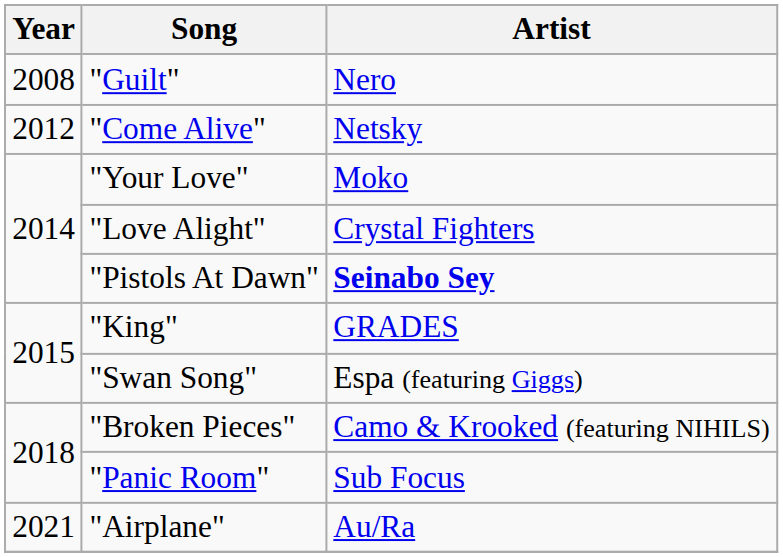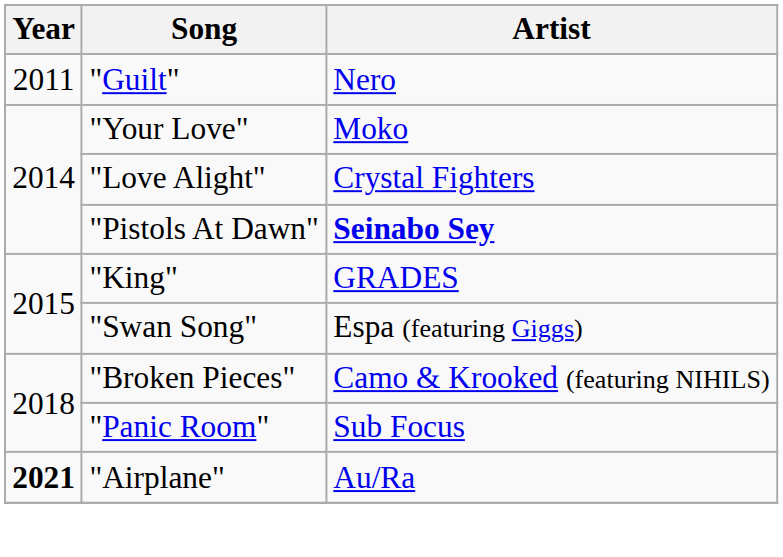(44, 79) 2008 -> (44, 79) 2011
- row: (178, 128)
(44, 526) normal -> (44, 476) bold
